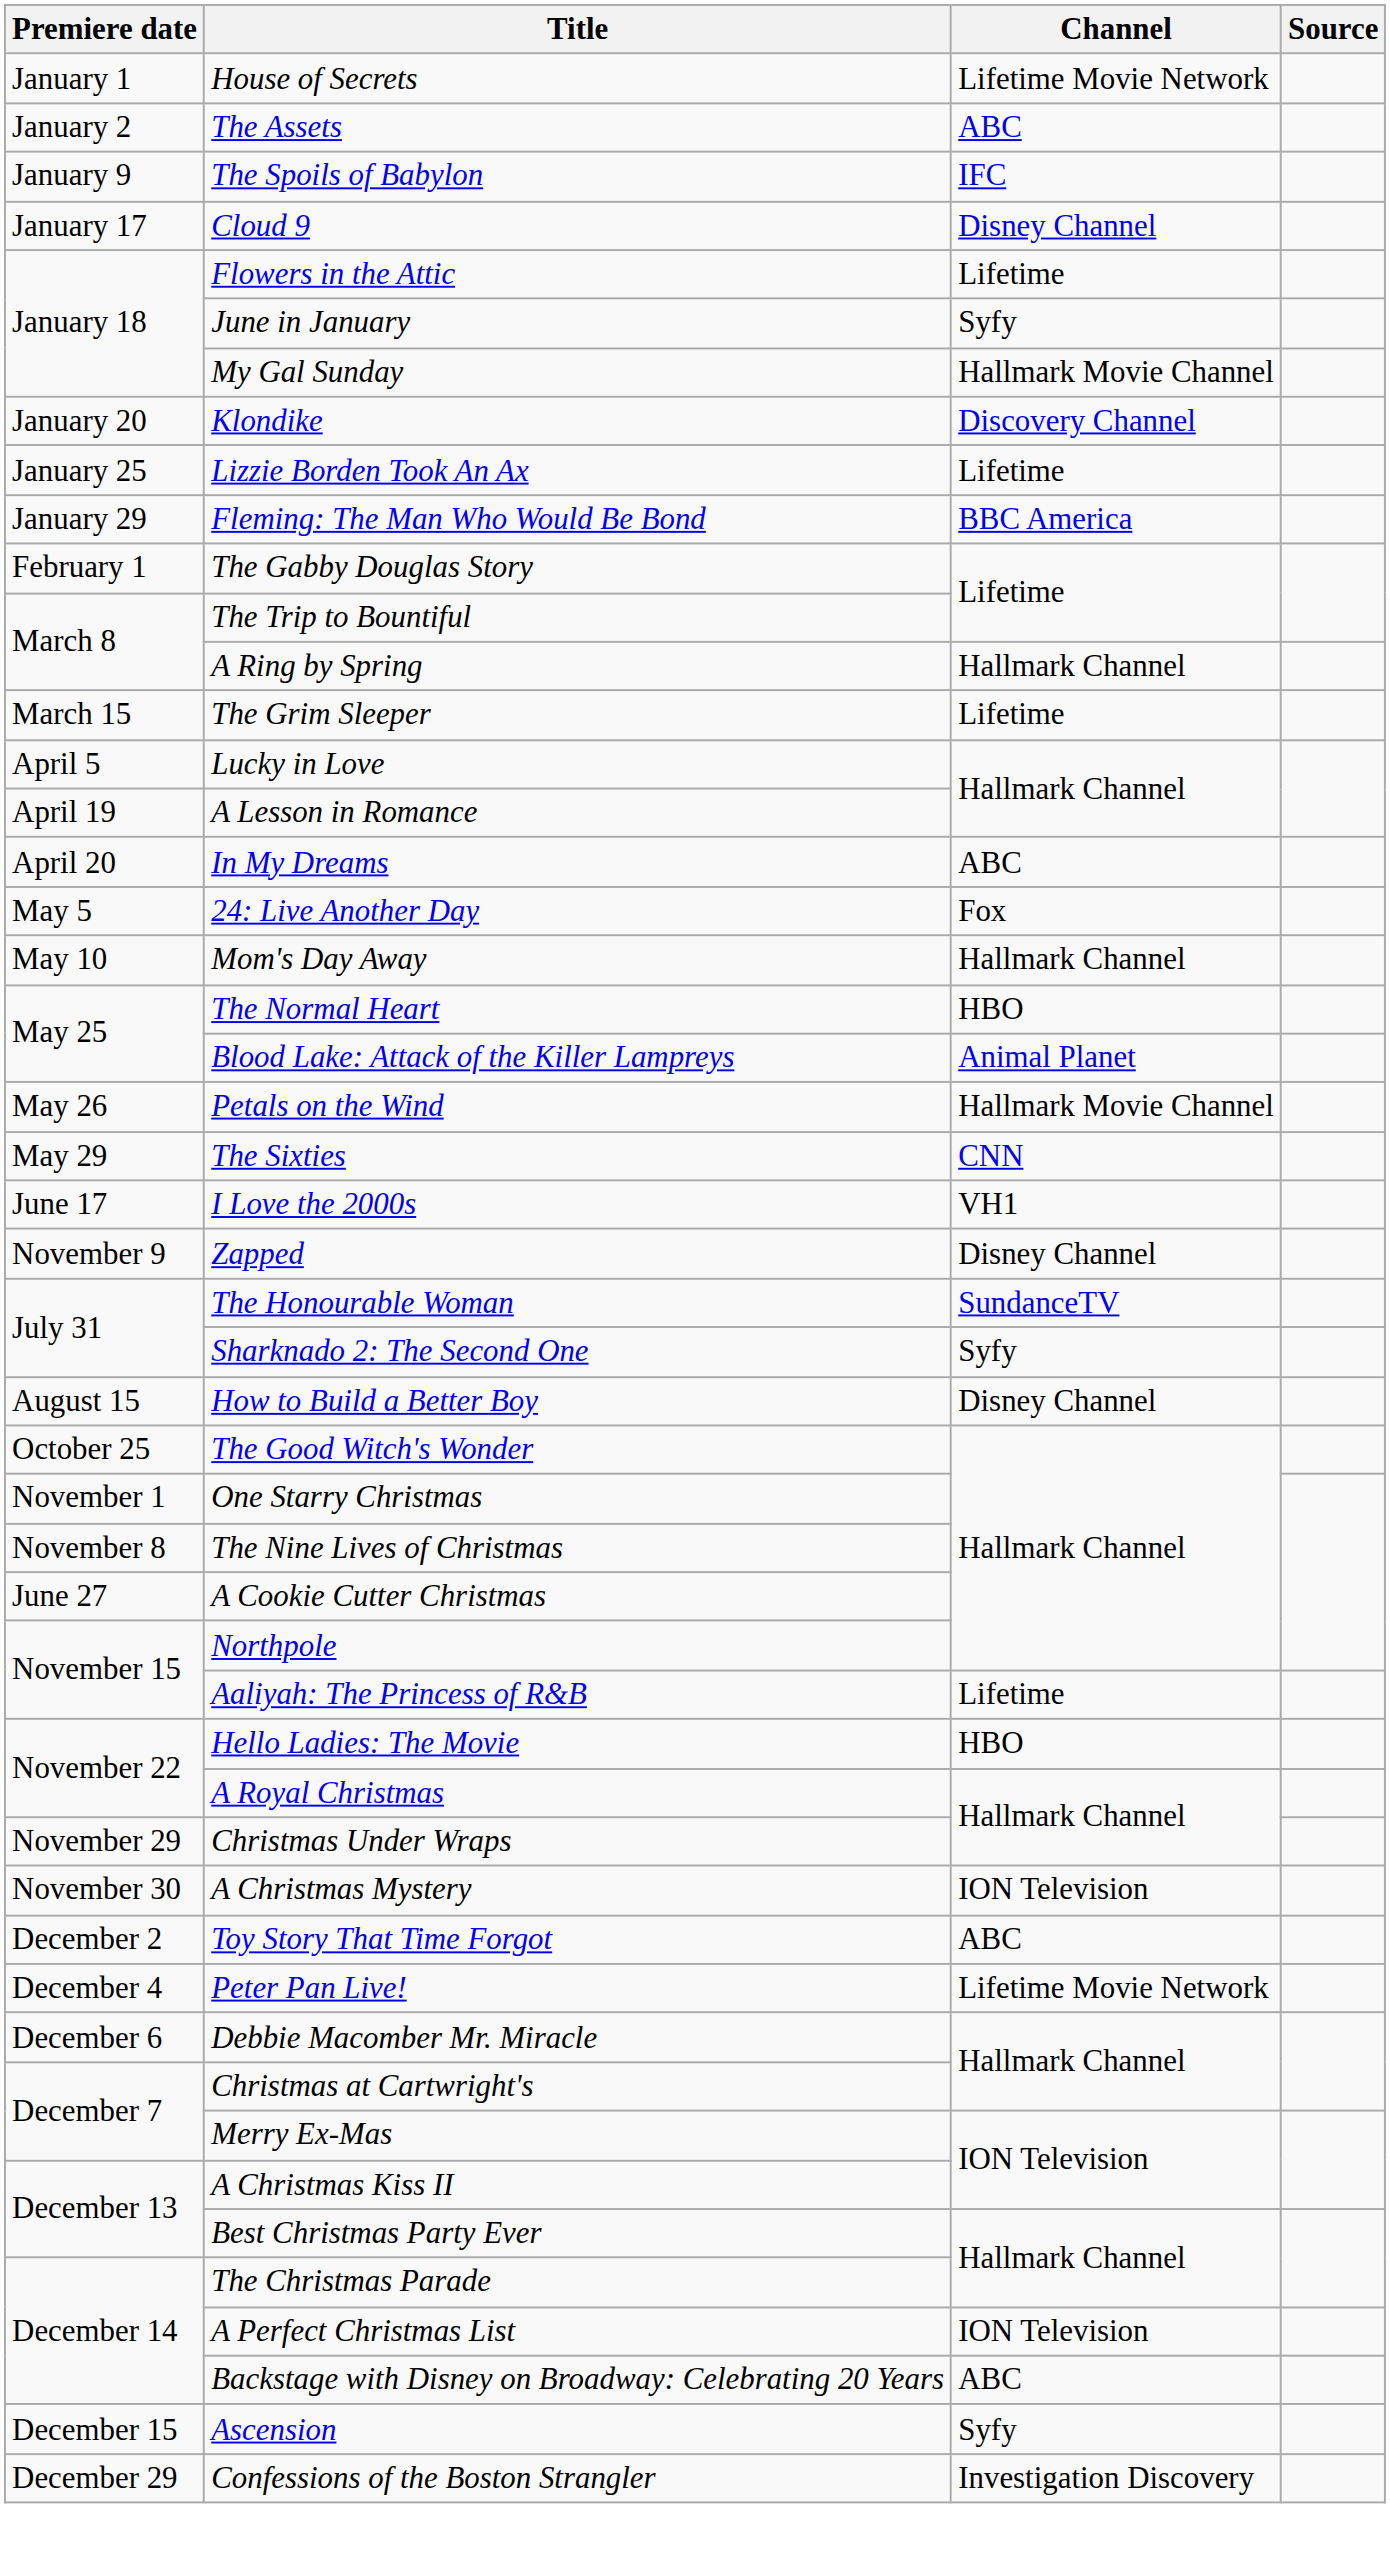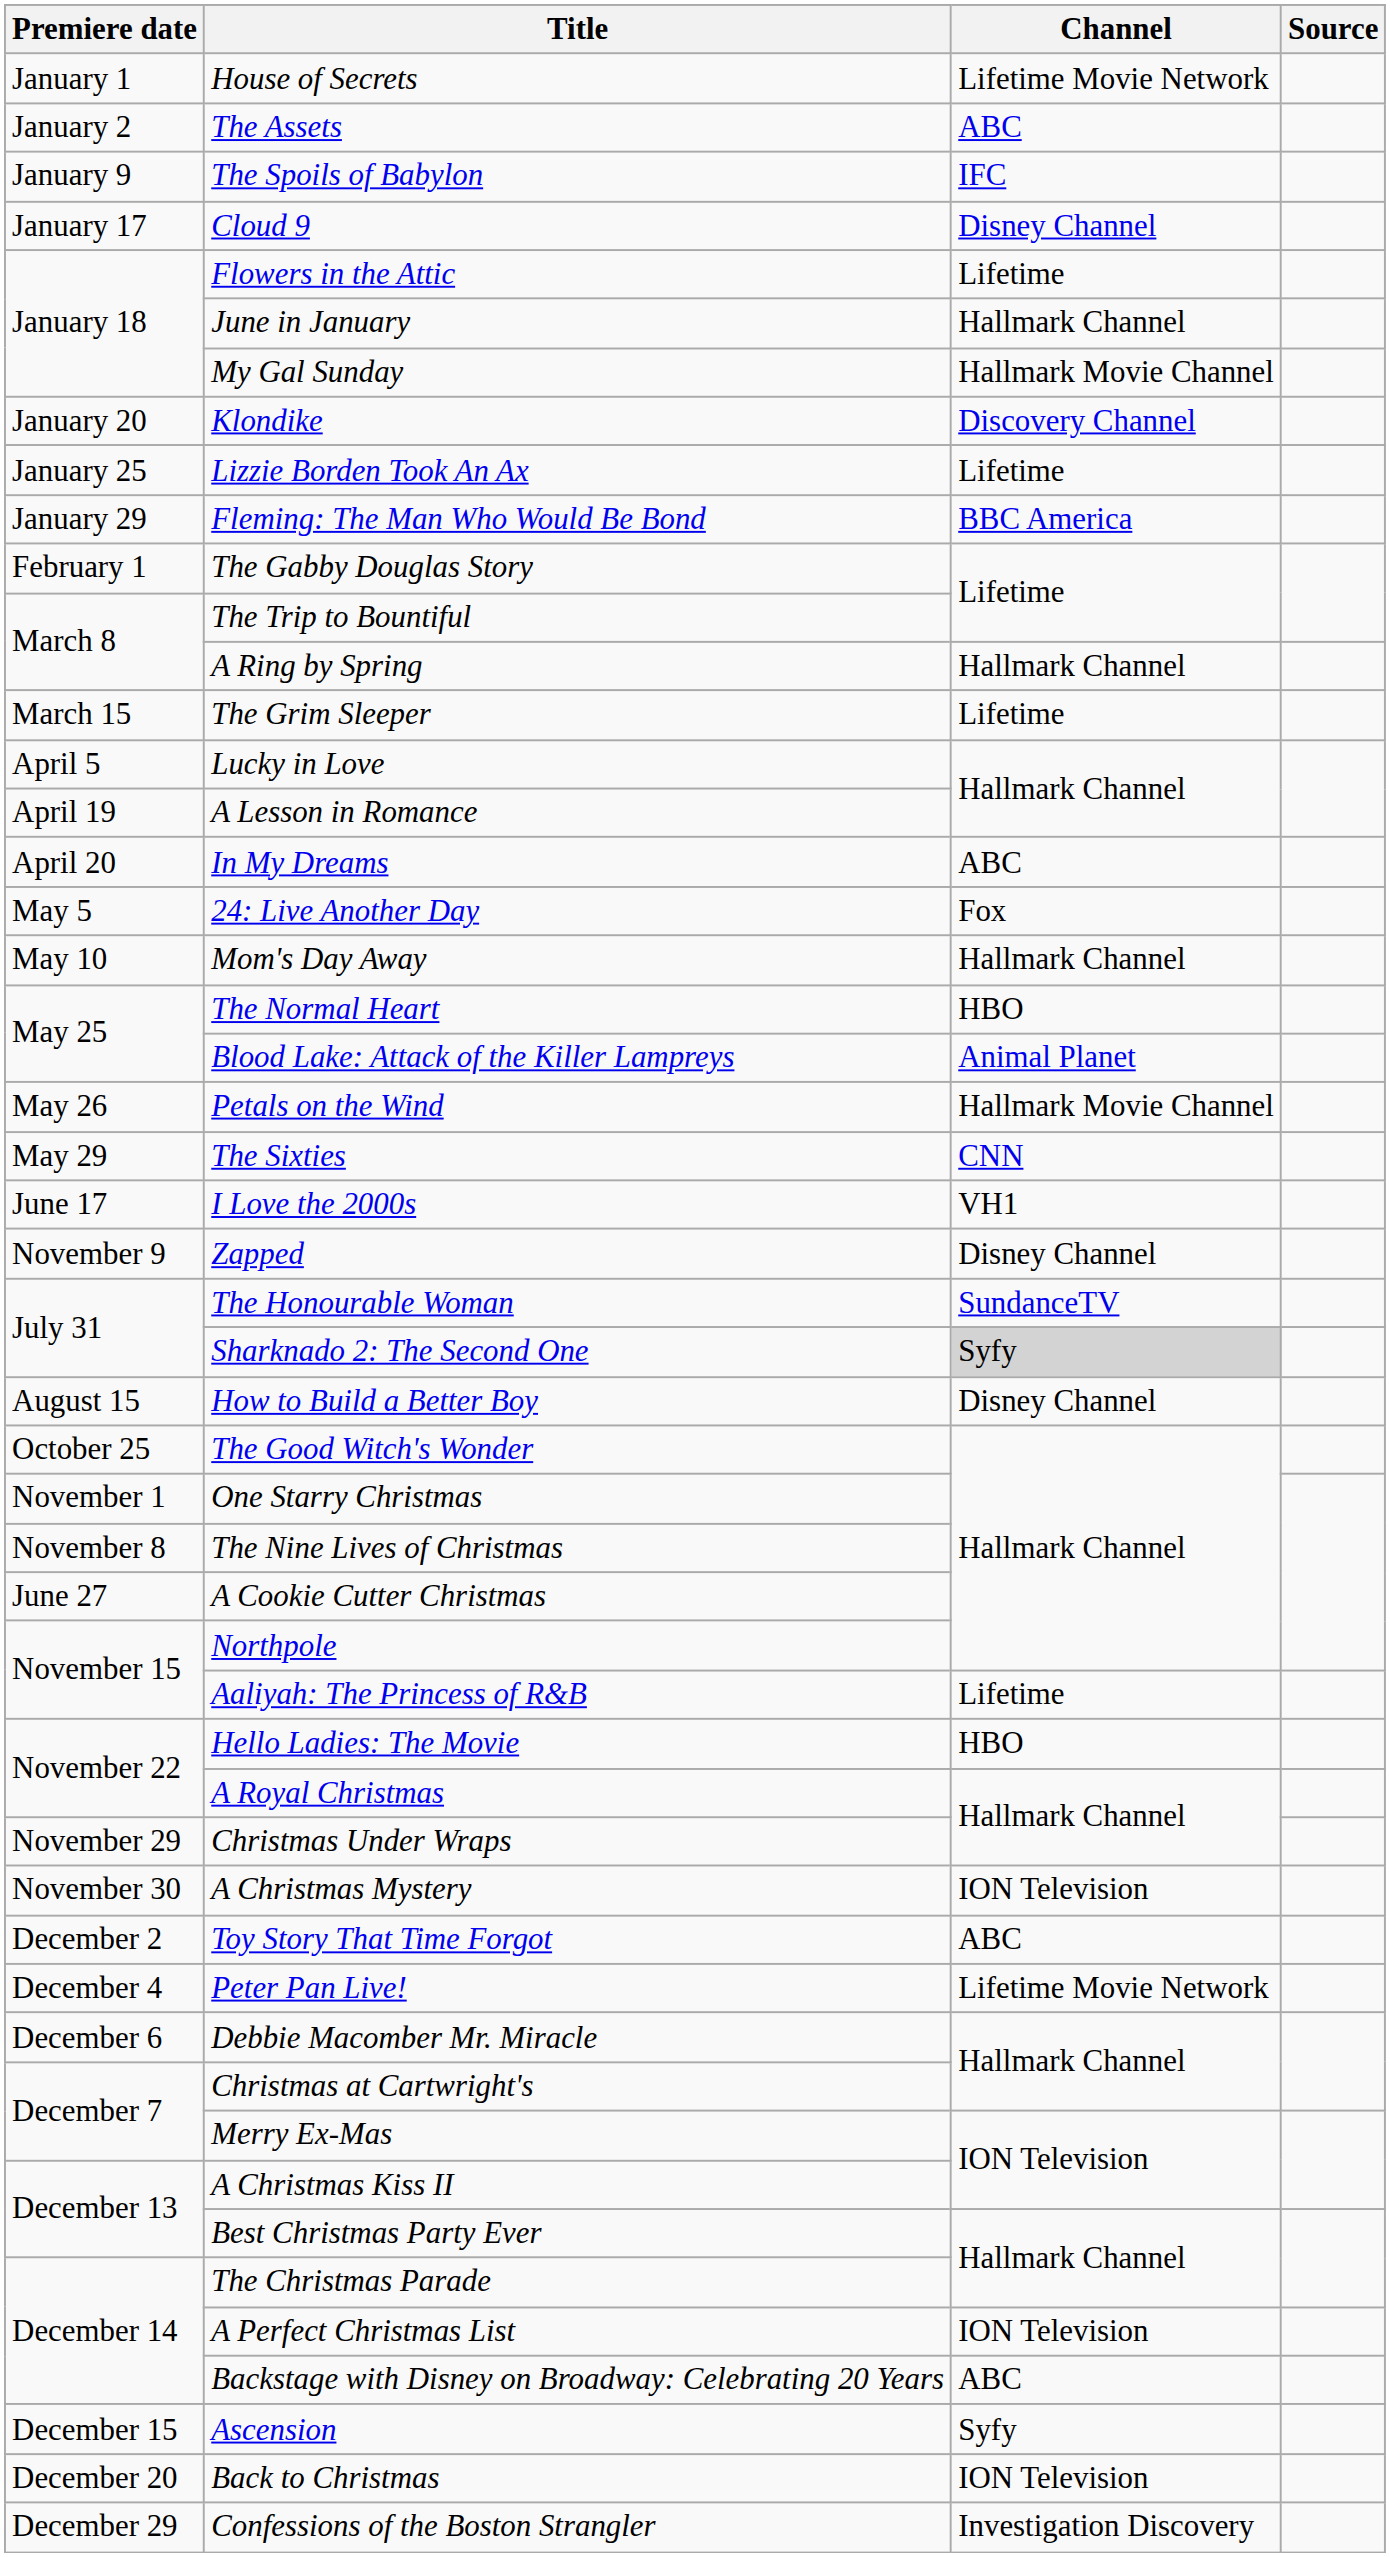(987, 322) Syfy -> (1072, 322) Hallmark Channel
(987, 1351) no background -> (987, 1351) lightgrey background
+ row: (325, 2477)
